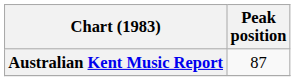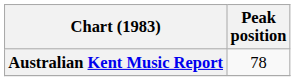(259, 62) 87 -> (259, 62) 78
